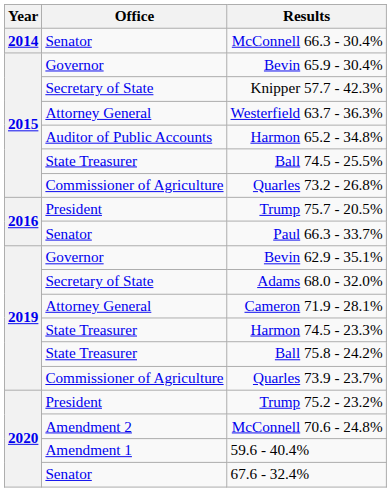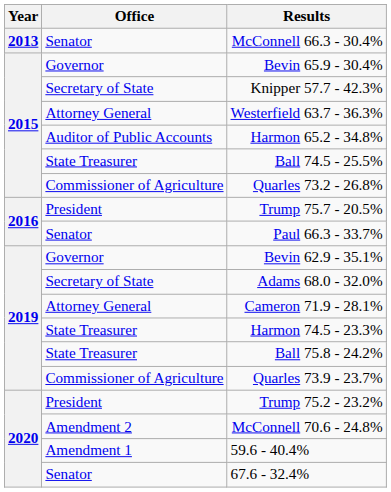(23, 40) 2014 -> (23, 40) 2013
